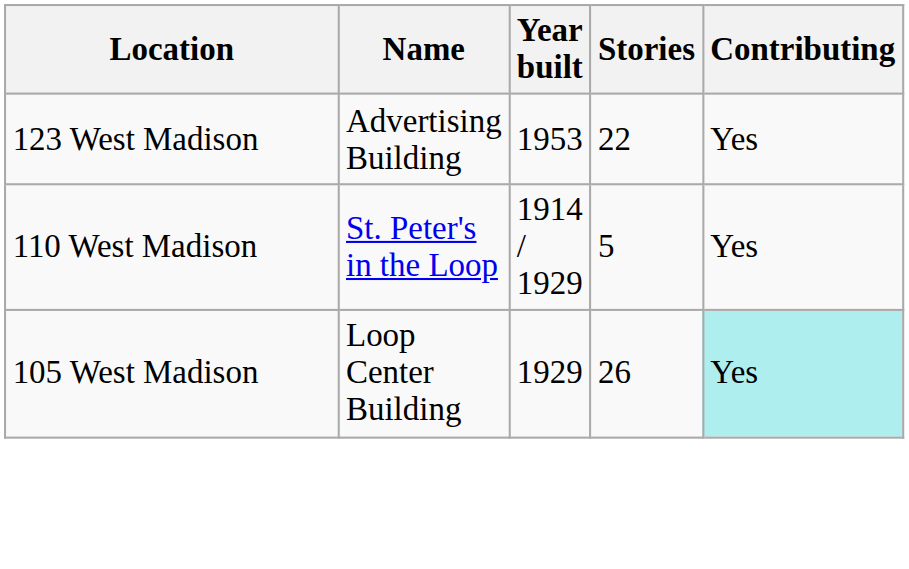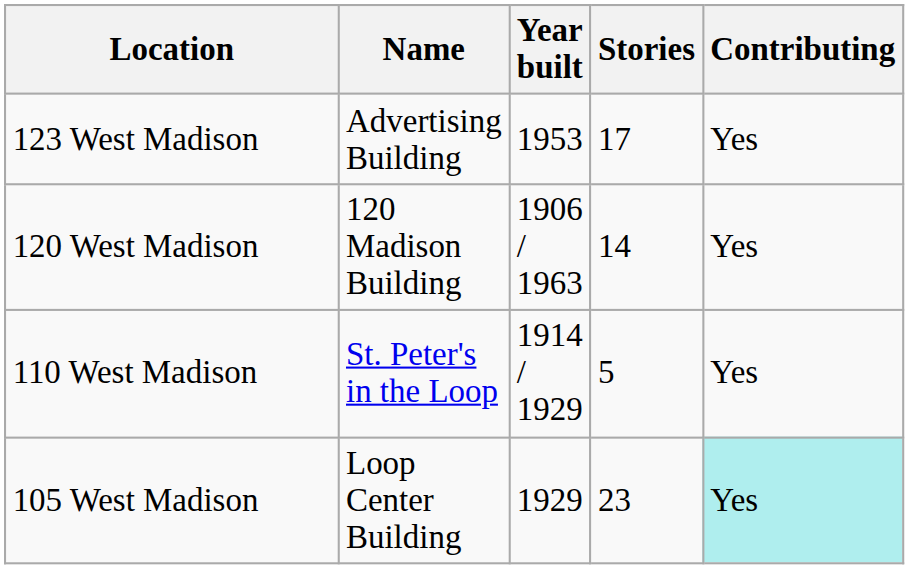(614, 138) 22 -> (614, 138) 17
+ row: (136, 246)
(614, 372) 26 -> (614, 499) 23
